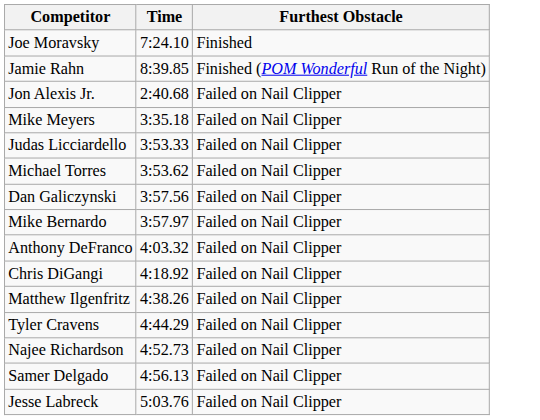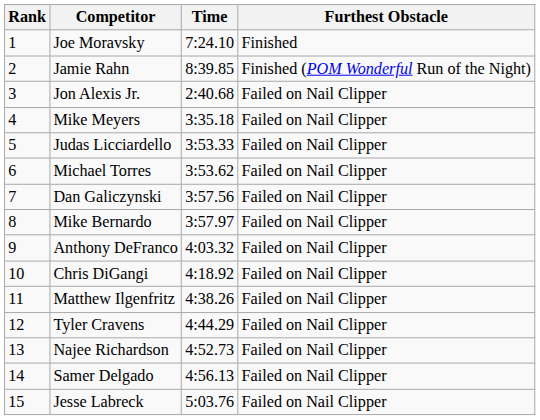+ column: (27, 17)
